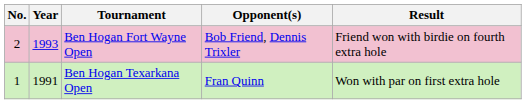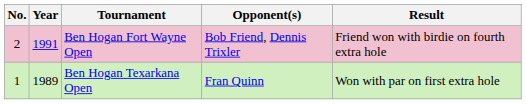(45, 44) 1993 -> (45, 44) 1991
(45, 80) 1991 -> (45, 80) 1989
